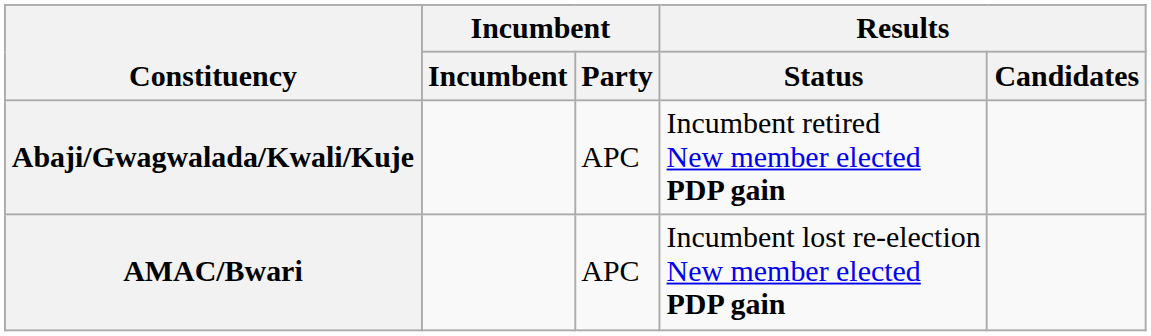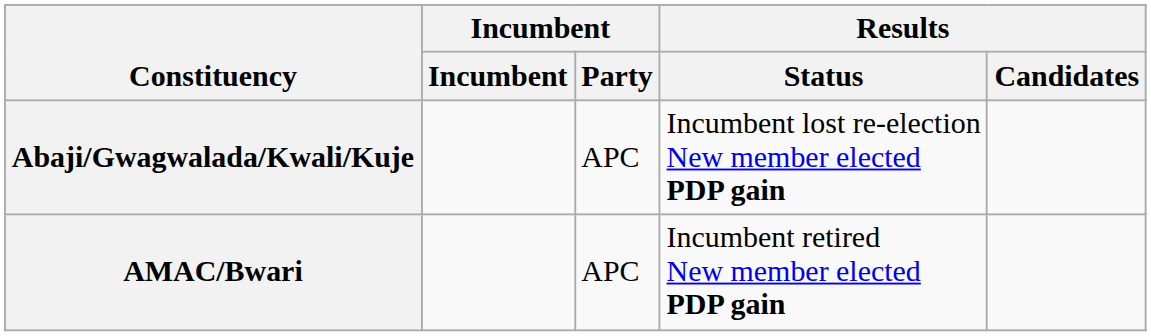(794, 156) Incumbent retired New member elected PDP gain -> (824, 156) Incumbent lost re-election New member elected PDP gain
(824, 271) Incumbent lost re-election New member elected PDP gain -> (794, 271) Incumbent retired New member elected PDP gain
